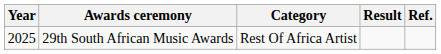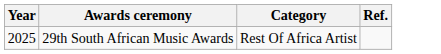- column: (383, 15)
